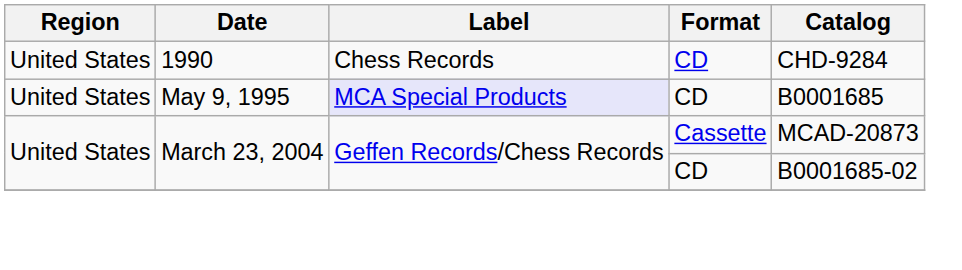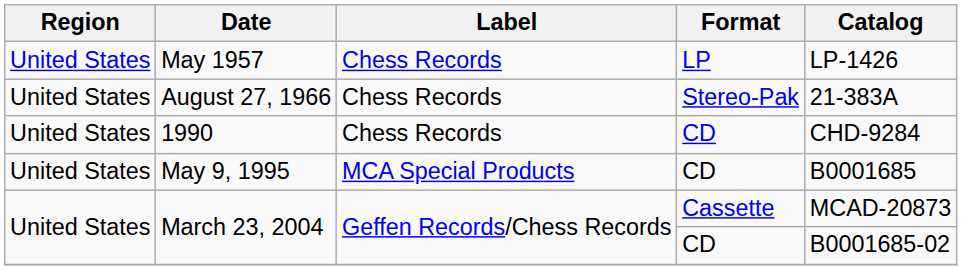+ row: (212, 60)
+ row: (246, 97)
(450, 97) lavender background -> (458, 171) no background
